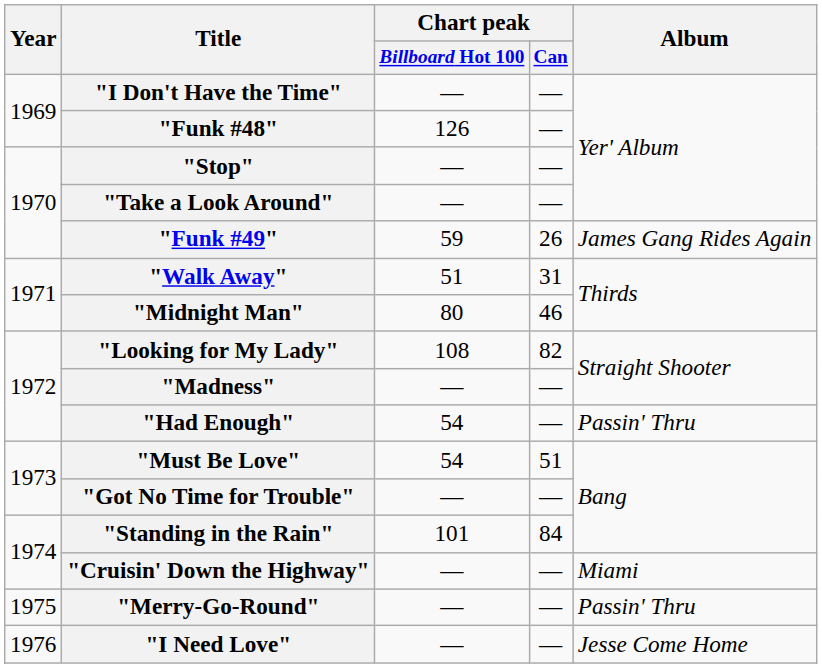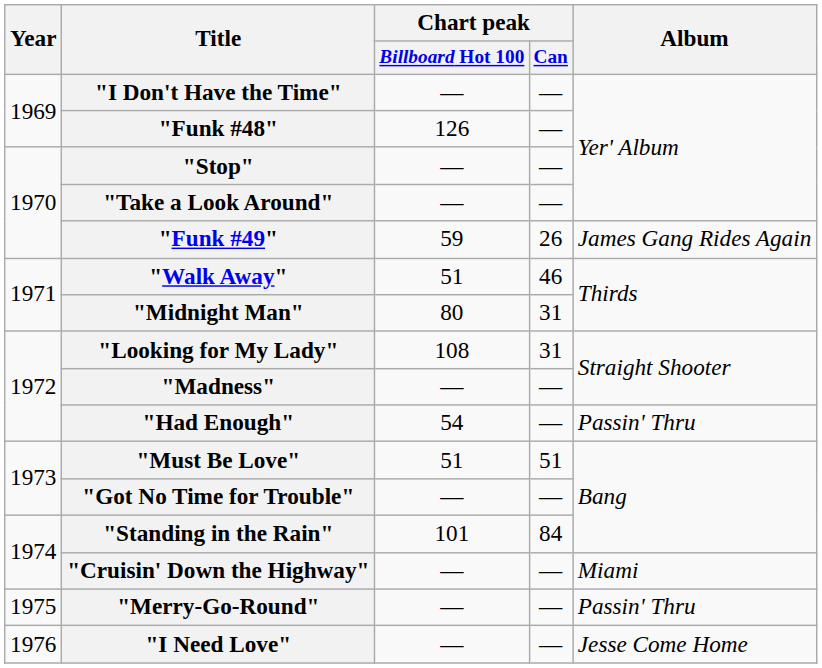(551, 276) 31 -> (551, 276) 46
(551, 312) 46 -> (551, 312) 31
(551, 349) 82 -> (551, 349) 31
(452, 459) 54 -> (452, 459) 51
